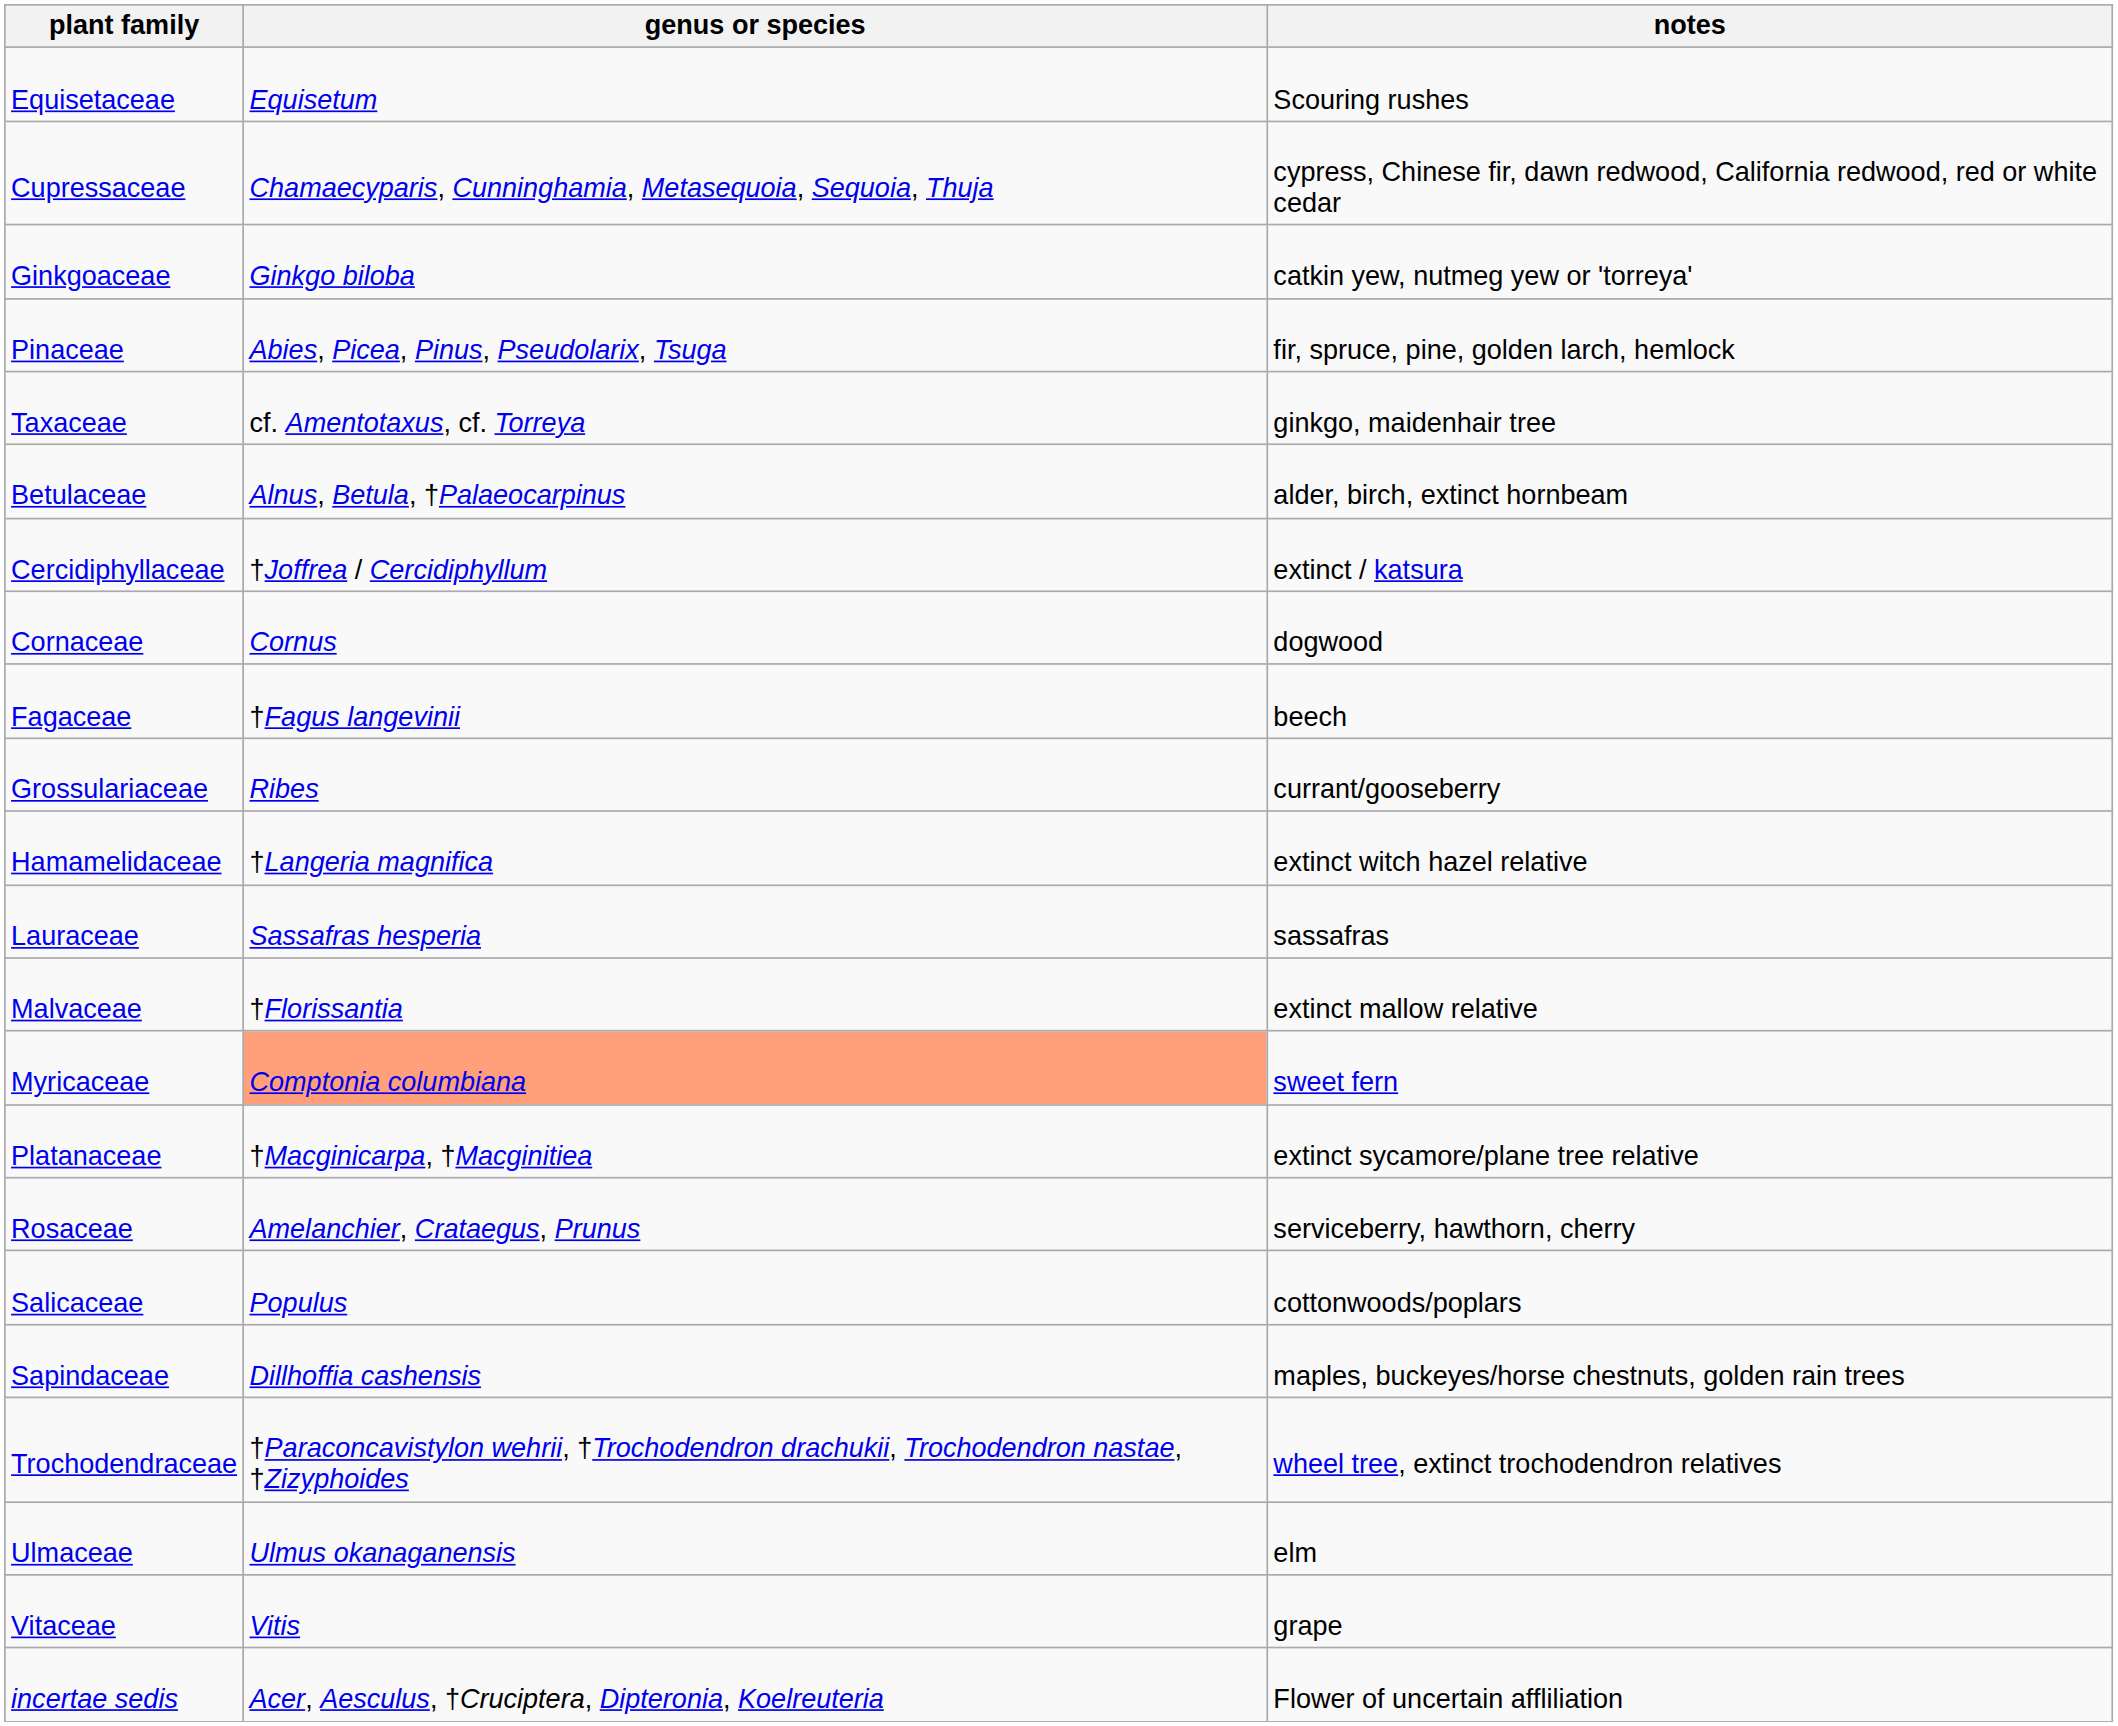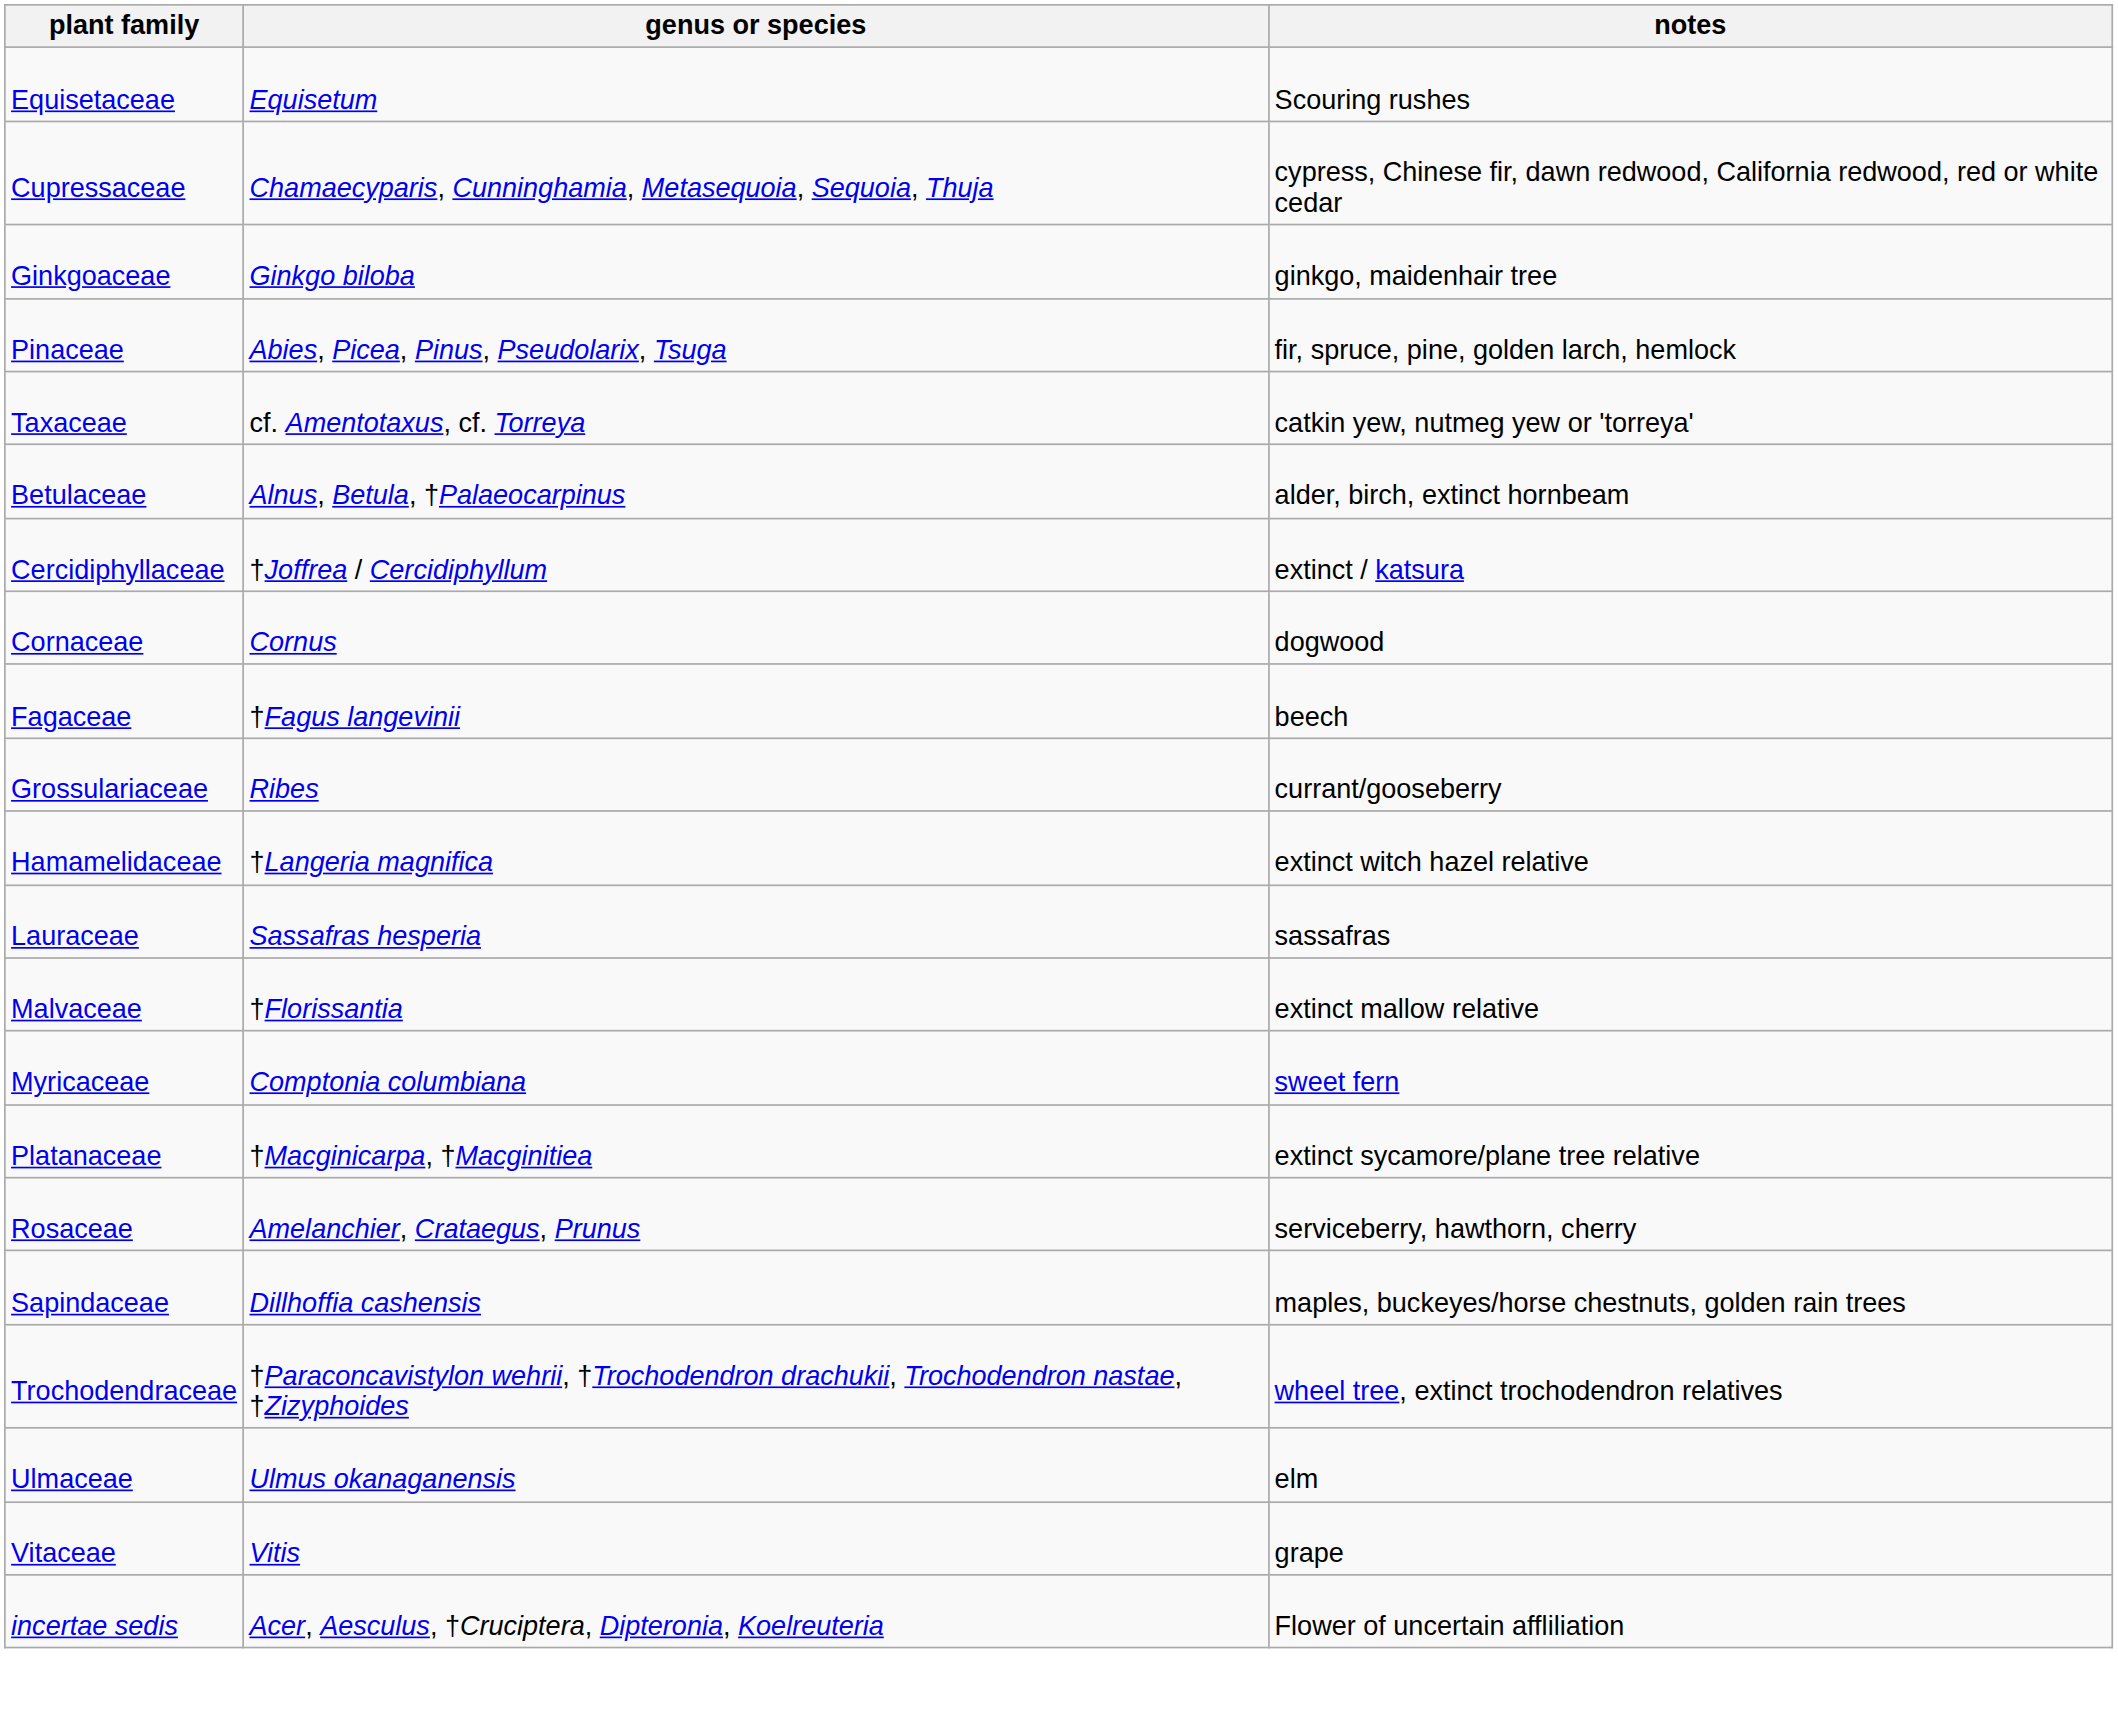(1483, 276) catkin yew, nutmeg yew or 'torreya' -> (1416, 276) ginkgo, maidenhair tree
(1415, 422) ginkgo, maidenhair tree -> (1484, 422) catkin yew, nutmeg yew or 'torreya'
(388, 1082) lightsalmon background -> (388, 1082) no background
- row: (77, 1302)
